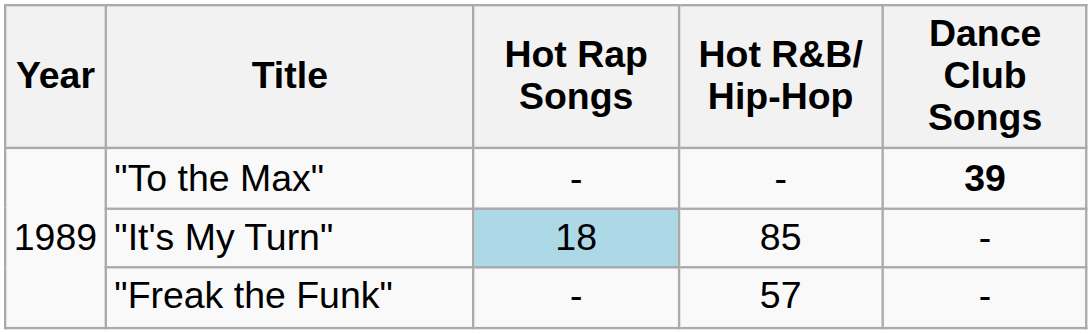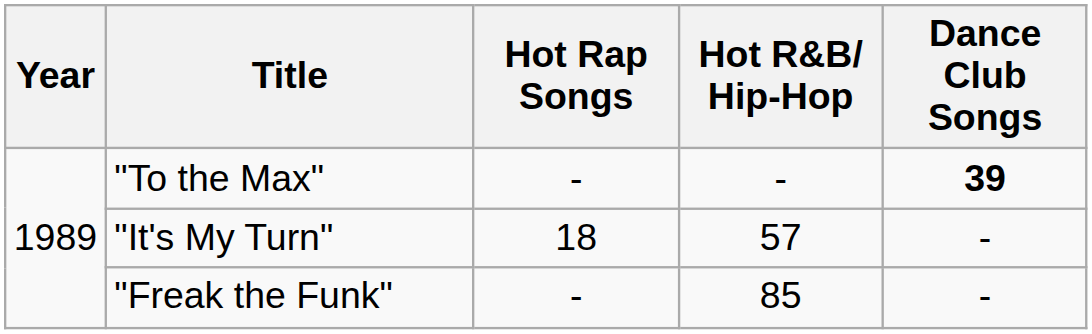(576, 237) lightblue background -> (576, 237) no background
(781, 237) 85 -> (781, 237) 57
(781, 296) 57 -> (781, 296) 85
